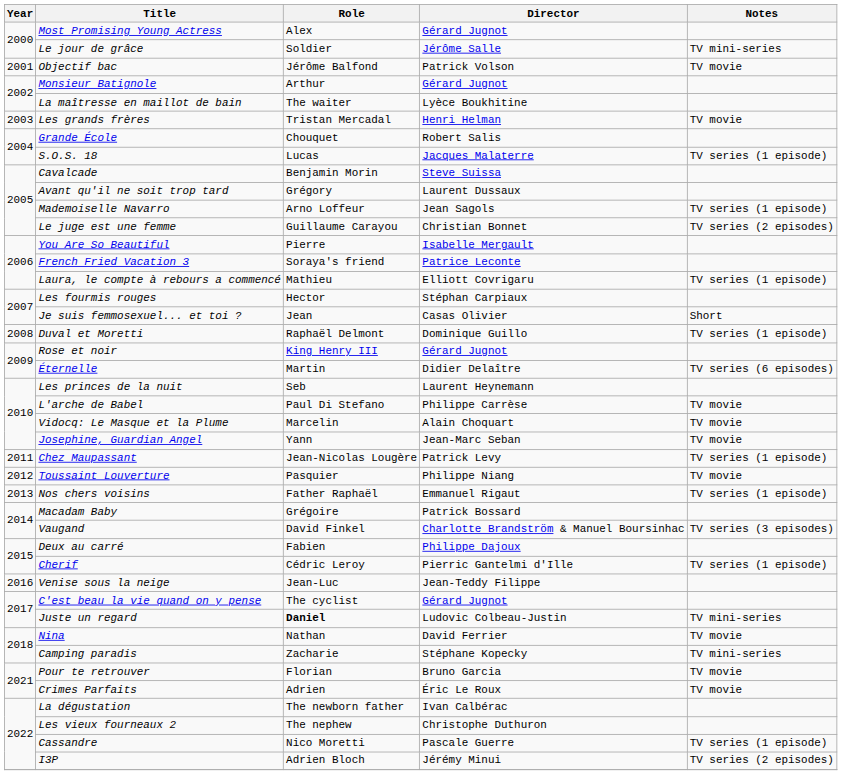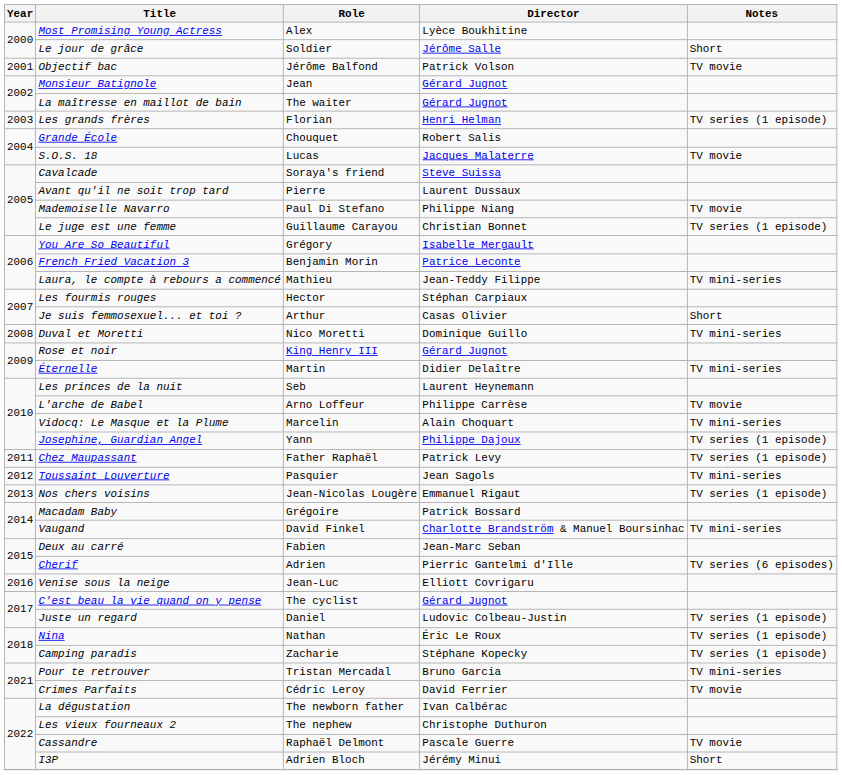(465, 31) Gérard Jugnot -> (475, 31) Lyèce Boukhitine
(736, 49) TV mini-series -> (706, 49) Short
(306, 85) Arthur -> (299, 85) Jean
(475, 102) Lyèce Boukhitine -> (465, 102) Gérard Jugnot
(339, 120) Tristan Mercadal -> (309, 120) Florian
(716, 120) TV movie -> (759, 120) TV series (1 episode)
(759, 156) TV series (1 episode) -> (716, 156) TV movie
(332, 173) Benjamin Morin -> (335, 173) Soraya's friend
(309, 191) Grégory -> (306, 191) Pierre
(325, 209) Arno Loffeur -> (335, 209) Paul Di Stefano
(458, 209) Jean Sagols -> (468, 209) Philippe Niang
(759, 209) TV series (1 episode) -> (716, 209) TV movie
(762, 227) TV series (2 episodes) -> (759, 227) TV series (1 episode)
(306, 245) Pierre -> (309, 245) Grégory
(335, 262) Soraya's friend -> (332, 262) Benjamin Morin
(478, 280) Elliott Covrigaru -> (481, 280) Jean-Teddy Filippe
(759, 280) TV series (1 episode) -> (736, 280) TV mini-series
(299, 316) Jean -> (306, 316) Arthur
(335, 334) Raphaël Delmont -> (325, 334) Nico Moretti
(759, 334) TV series (1 episode) -> (736, 334) TV mini-series
(762, 369) TV series (6 episodes) -> (736, 369) TV mini-series
(335, 405) Paul Di Stefano -> (325, 405) Arno Loffeur
(716, 423) TV movie -> (736, 423) TV mini-series
(472, 440) Jean-Marc Seban -> (472, 440) Philippe Dajoux
(716, 440) TV movie -> (759, 440) TV series (1 episode)
(352, 458) Jean-Nicolas Lougère -> (332, 458) Father Raphaël
(468, 476) Philippe Niang -> (458, 476) Jean Sagols
(716, 476) TV movie -> (736, 476) TV mini-series
(332, 494) Father Raphaël -> (352, 494) Jean-Nicolas Lougère
(762, 529) TV series (3 episodes) -> (736, 529) TV mini-series
(472, 547) Philippe Dajoux -> (472, 547) Jean-Marc Seban
(325, 565) Cédric Leroy -> (306, 565) Adrien
(759, 565) TV series (1 episode) -> (762, 565) TV series (6 episodes)
(481, 583) Jean-Teddy Filippe -> (478, 583) Elliott Covrigaru
(306, 618) bold -> (306, 618) normal
(736, 618) TV mini-series -> (759, 618) TV series (1 episode)
(465, 636) David Ferrier -> (462, 636) Éric Le Roux
(716, 636) TV movie -> (759, 636) TV series (1 episode)
(736, 654) TV mini-series -> (759, 654) TV series (1 episode)
(309, 672) Florian -> (339, 672) Tristan Mercadal
(716, 672) TV movie -> (736, 672) TV mini-series
(306, 690) Adrien -> (325, 690) Cédric Leroy
(462, 690) Éric Le Roux -> (465, 690) David Ferrier
(325, 743) Nico Moretti -> (335, 743) Raphaël Delmont
(759, 743) TV series (1 episode) -> (716, 743) TV movie
(762, 761) TV series (2 episodes) -> (706, 761) Short
